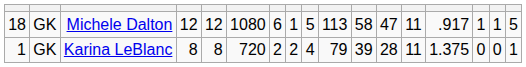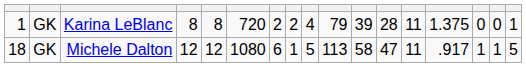rows swapped: (119, 24) <-> (118, 49)
